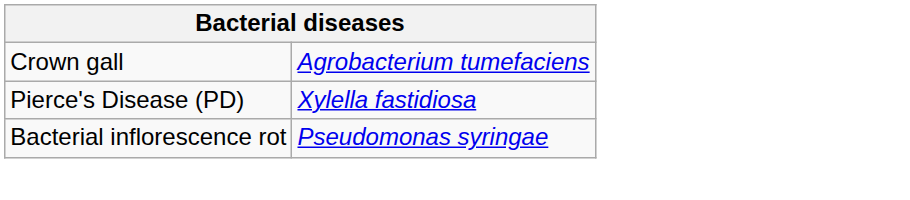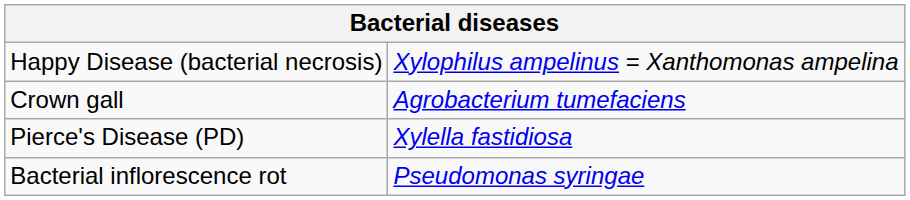+ row: (196, 61)
